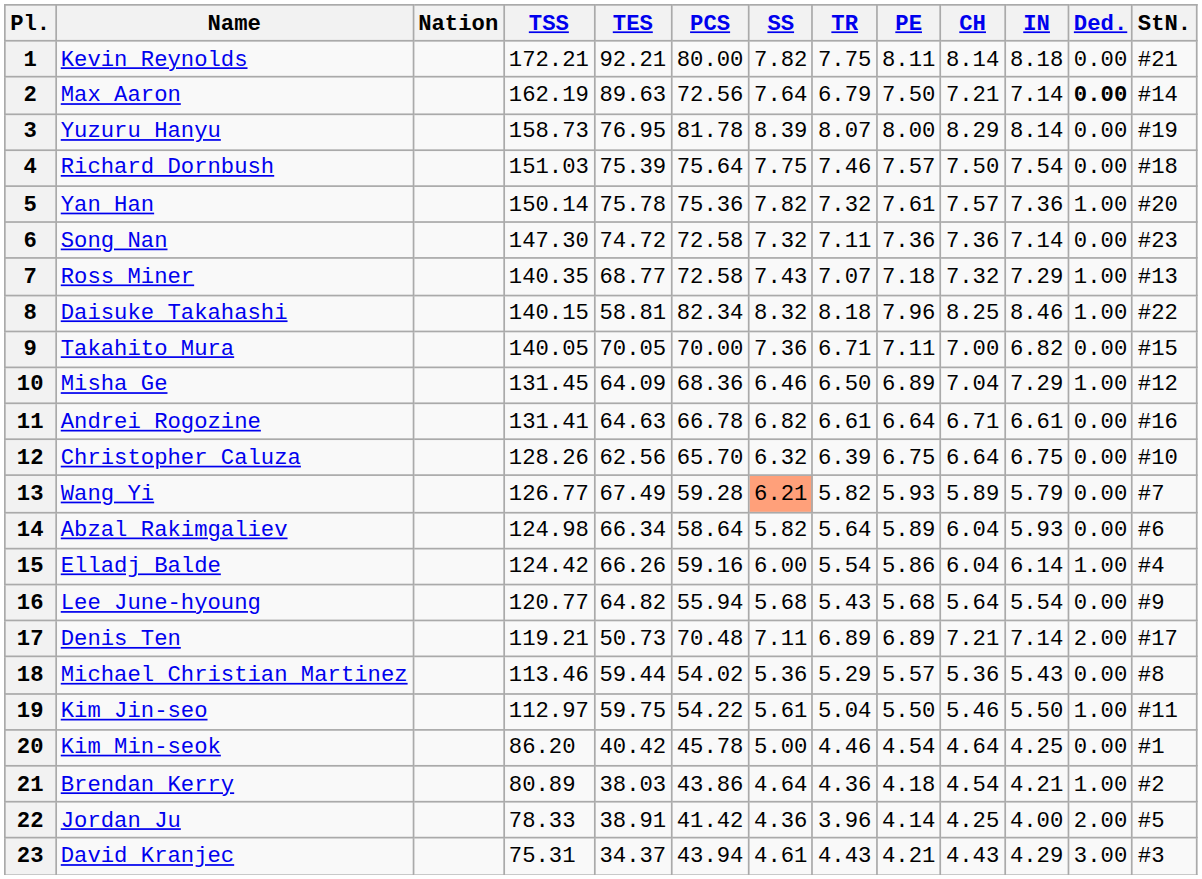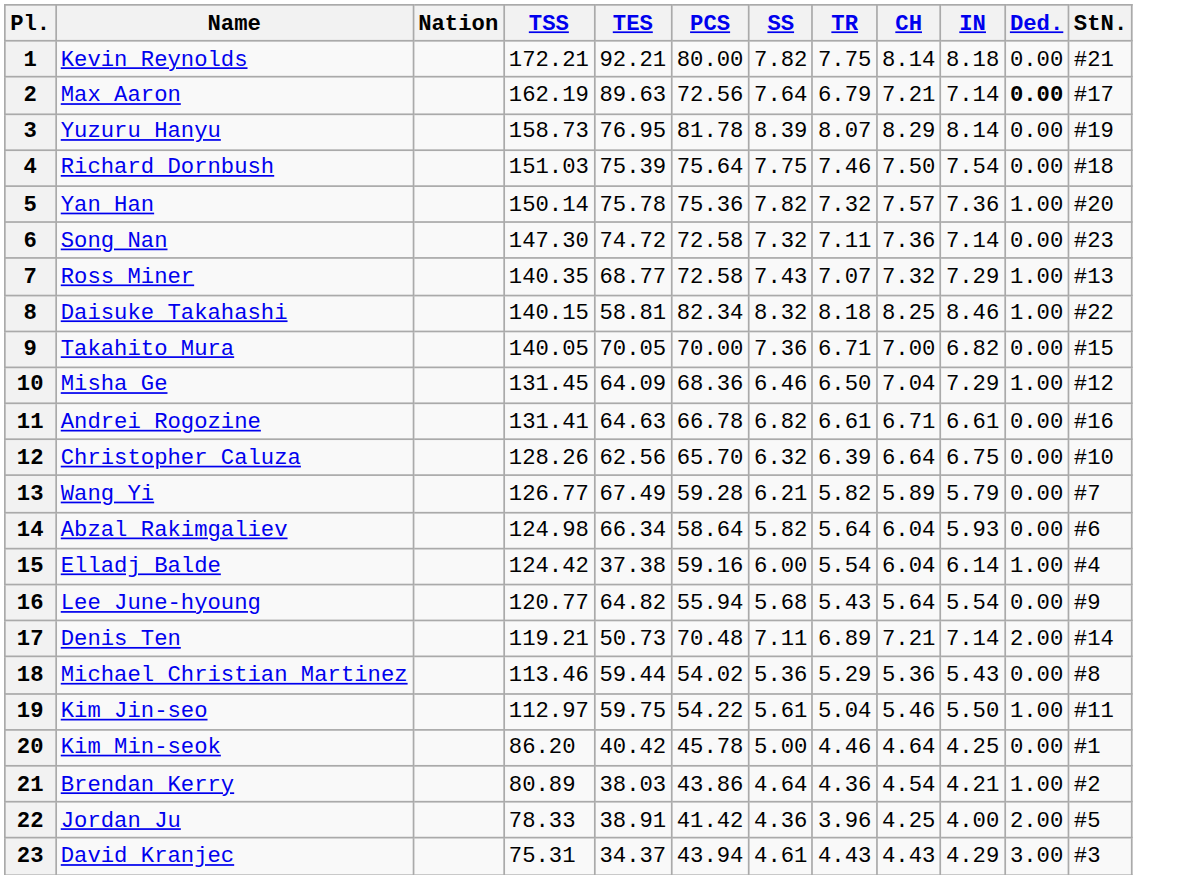- column: (909, 23)
(1158, 95) #14 -> (1094, 95) #17
(781, 494) lightsalmon background -> (781, 494) no background
(633, 566) 66.26 -> (633, 566) 37.38
(1158, 639) #17 -> (1094, 639) #14
